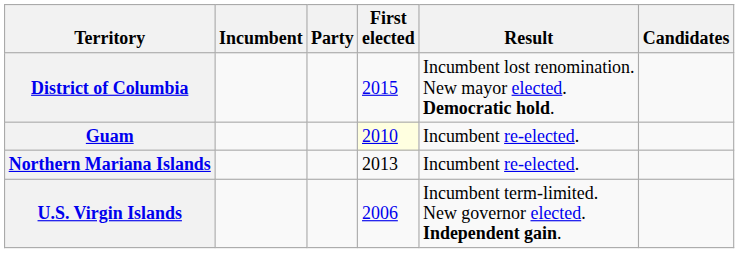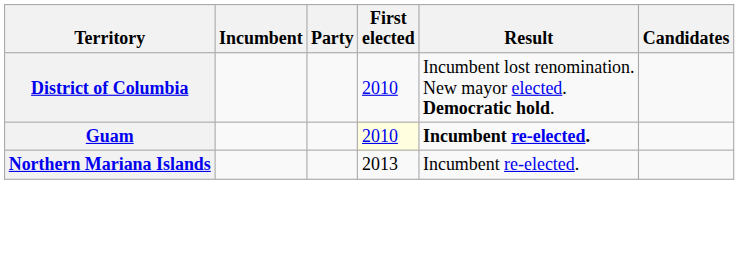(380, 87) 2015 -> (380, 87) 2010
(501, 136) normal -> (506, 136) bold
- row: (110, 213)
